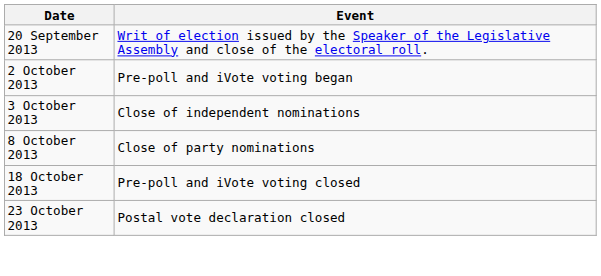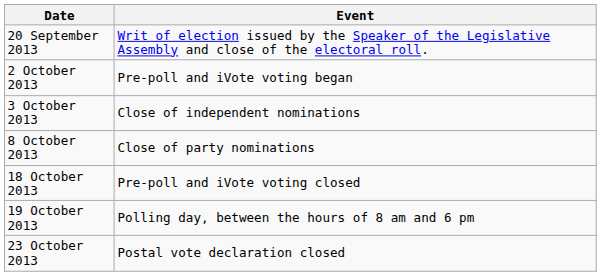+ row: (45, 218)
